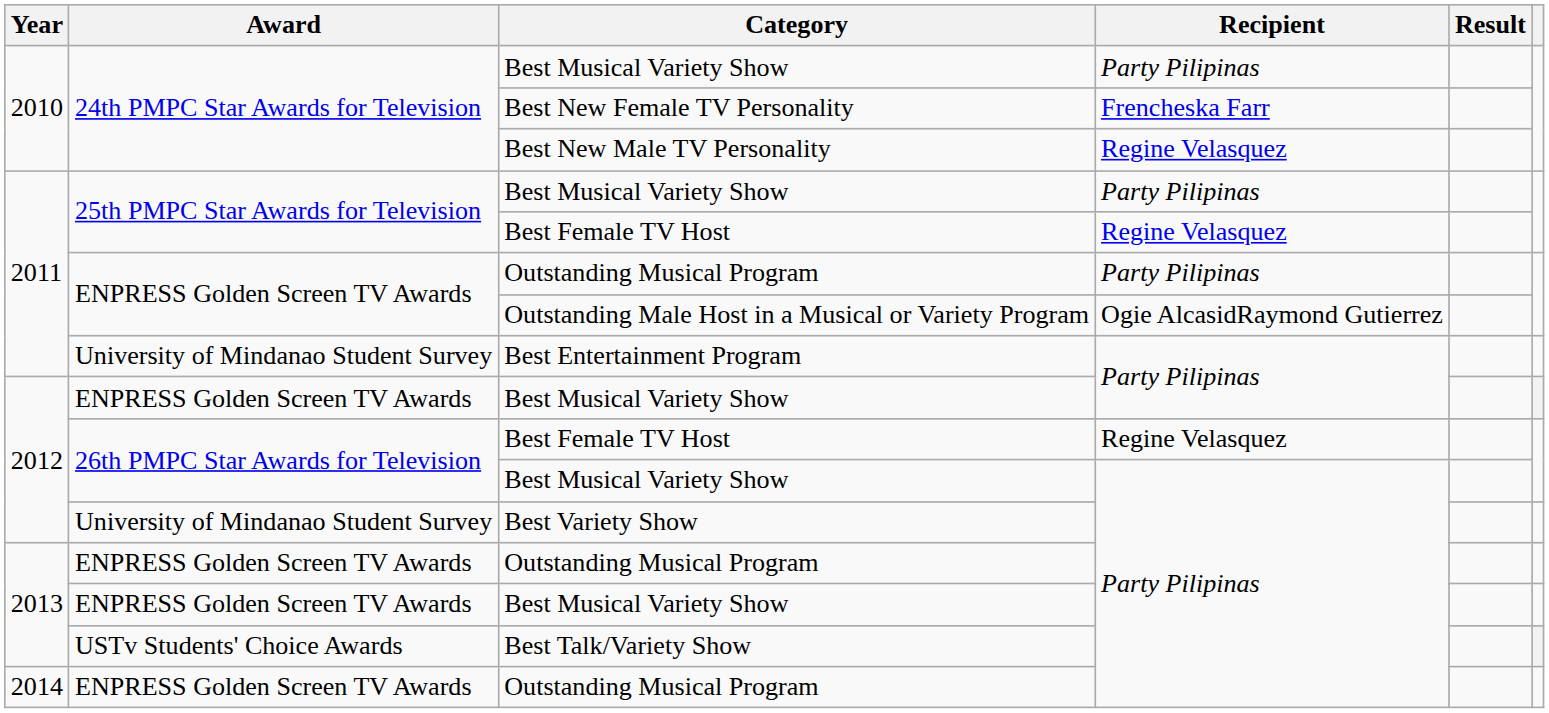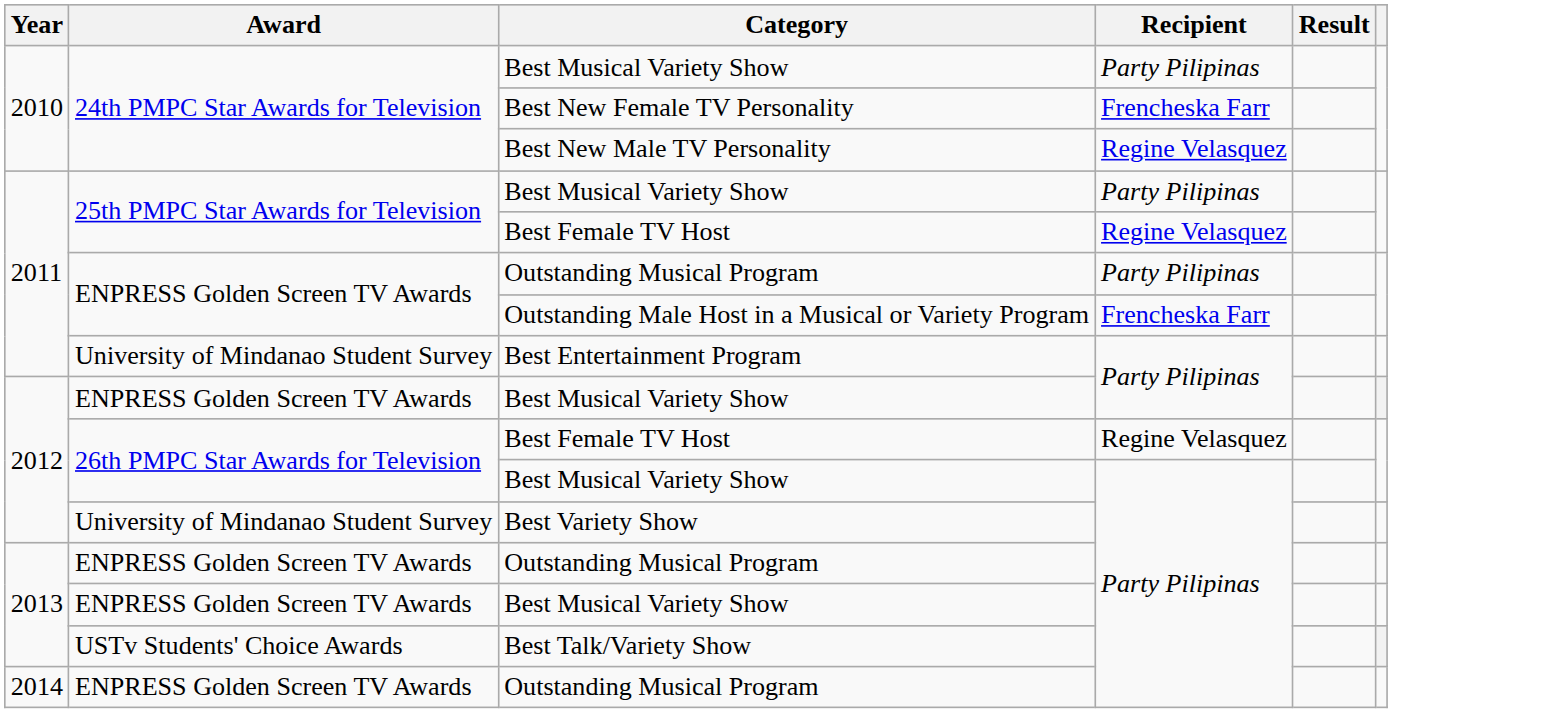(1272, 314) Ogie AlcasidRaymond Gutierrez -> (1185, 314) Frencheska Farr
